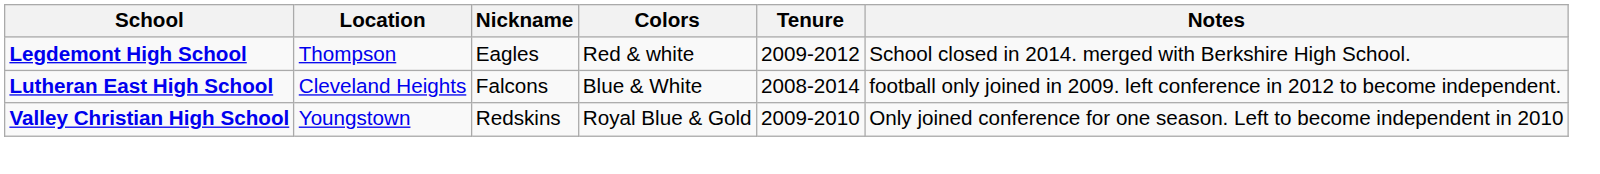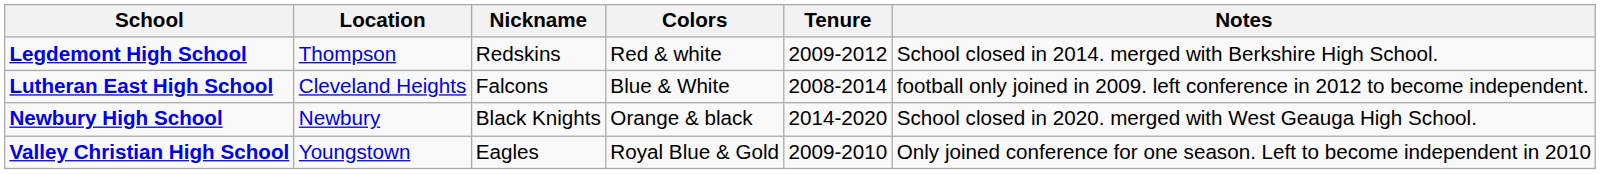(507, 53) Eagles -> (518, 53) Redskins
+ row: (116, 119)
(518, 119) Redskins -> (507, 151) Eagles
